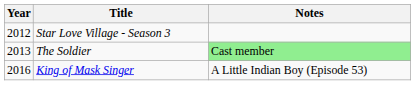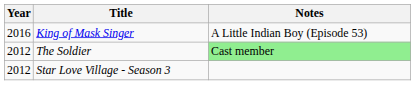rows swapped: (103, 32) <-> (85, 70)
(19, 51) 2013 -> (19, 51) 2012
